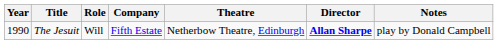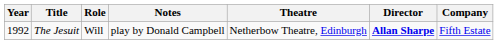columns swapped: (136, 13) <-> (434, 13)
(18, 30) 1990 -> (18, 30) 1992
